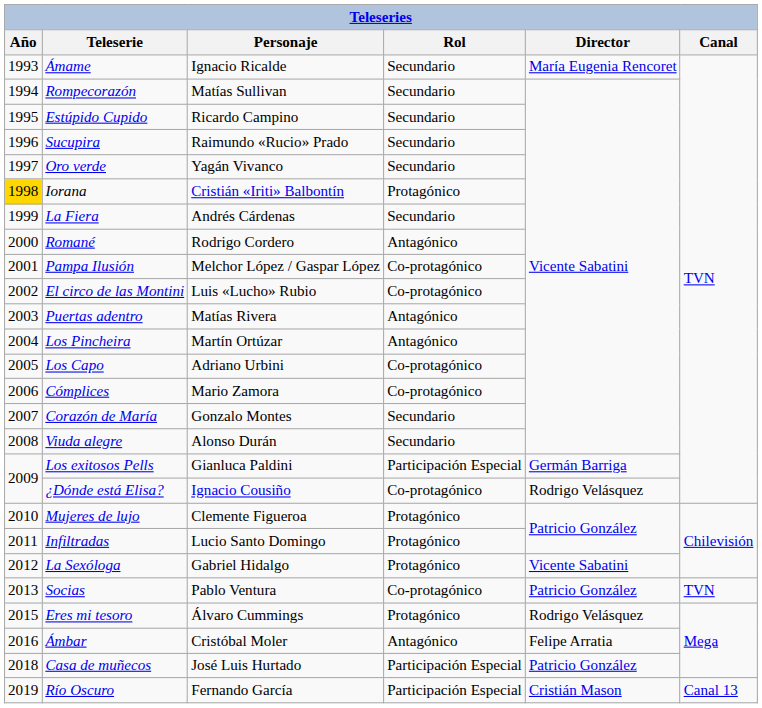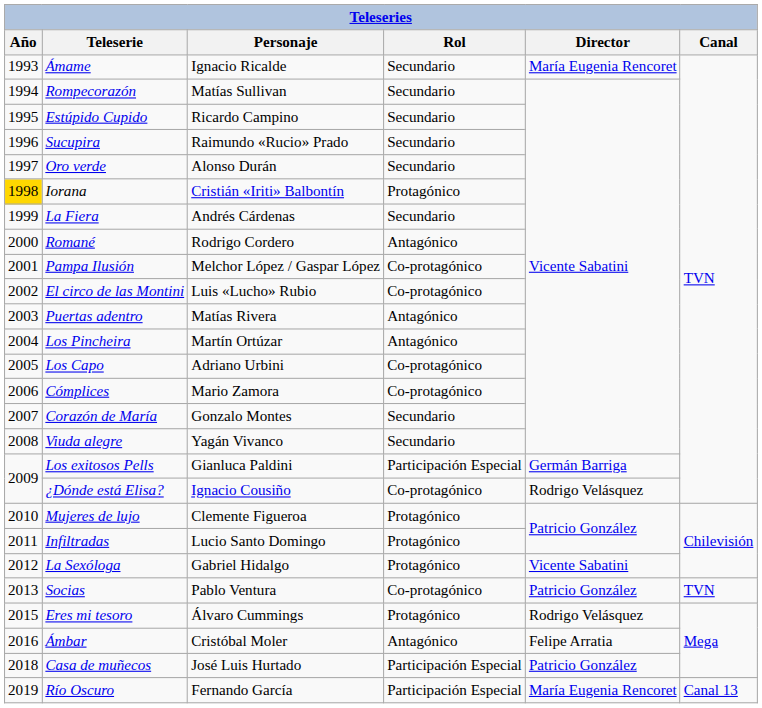(237, 166) Yagán Vivanco -> (234, 166) Alonso Durán
(234, 441) Alonso Durán -> (237, 441) Yagán Vivanco
(575, 690) Cristián Mason -> (603, 690) María Eugenia Rencoret
